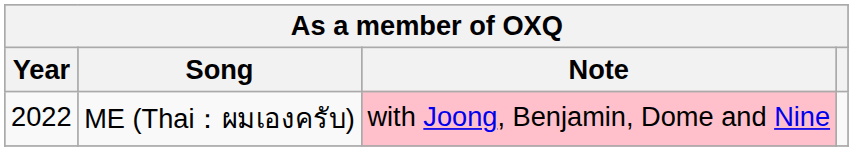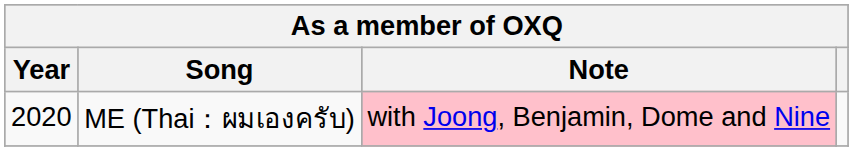(41, 118) 2022 -> (41, 118) 2020
